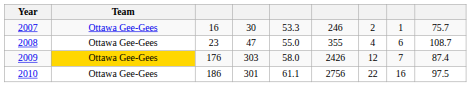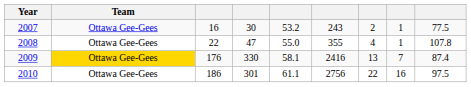(291, 27) 53.3 -> (291, 27) 53.2
(335, 27) 246 -> (335, 27) 243
(440, 27) 75.7 -> (440, 27) 77.5
(214, 43) 23 -> (214, 43) 22
(401, 43) 6 -> (401, 43) 1
(440, 43) 108.7 -> (440, 43) 107.8
(251, 58) 303 -> (251, 58) 330
(291, 58) 58.0 -> (291, 58) 58.1
(335, 58) 2426 -> (335, 58) 2416
(373, 58) 12 -> (373, 58) 13
